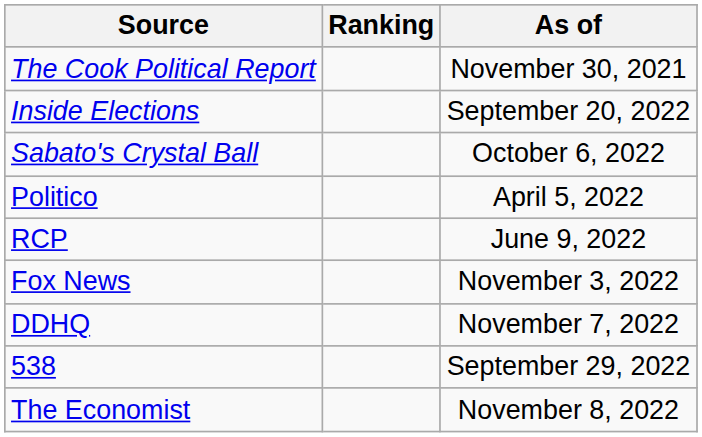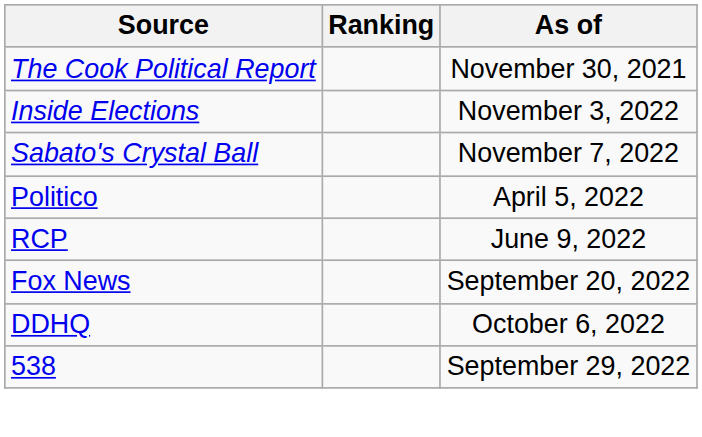(568, 111) September 20, 2022 -> (568, 111) November 3, 2022
(568, 153) October 6, 2022 -> (568, 153) November 7, 2022
(568, 281) November 3, 2022 -> (568, 281) September 20, 2022
(568, 324) November 7, 2022 -> (568, 324) October 6, 2022
- row: (101, 409)
